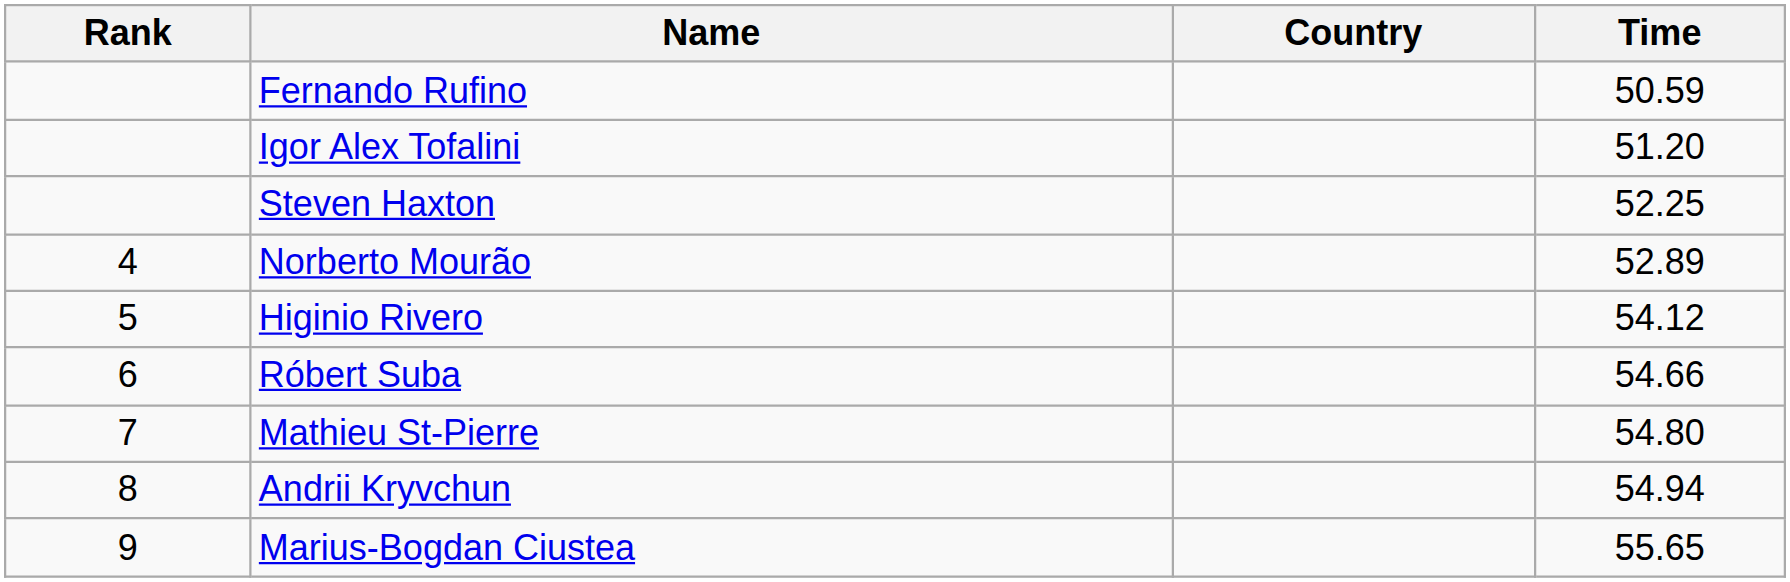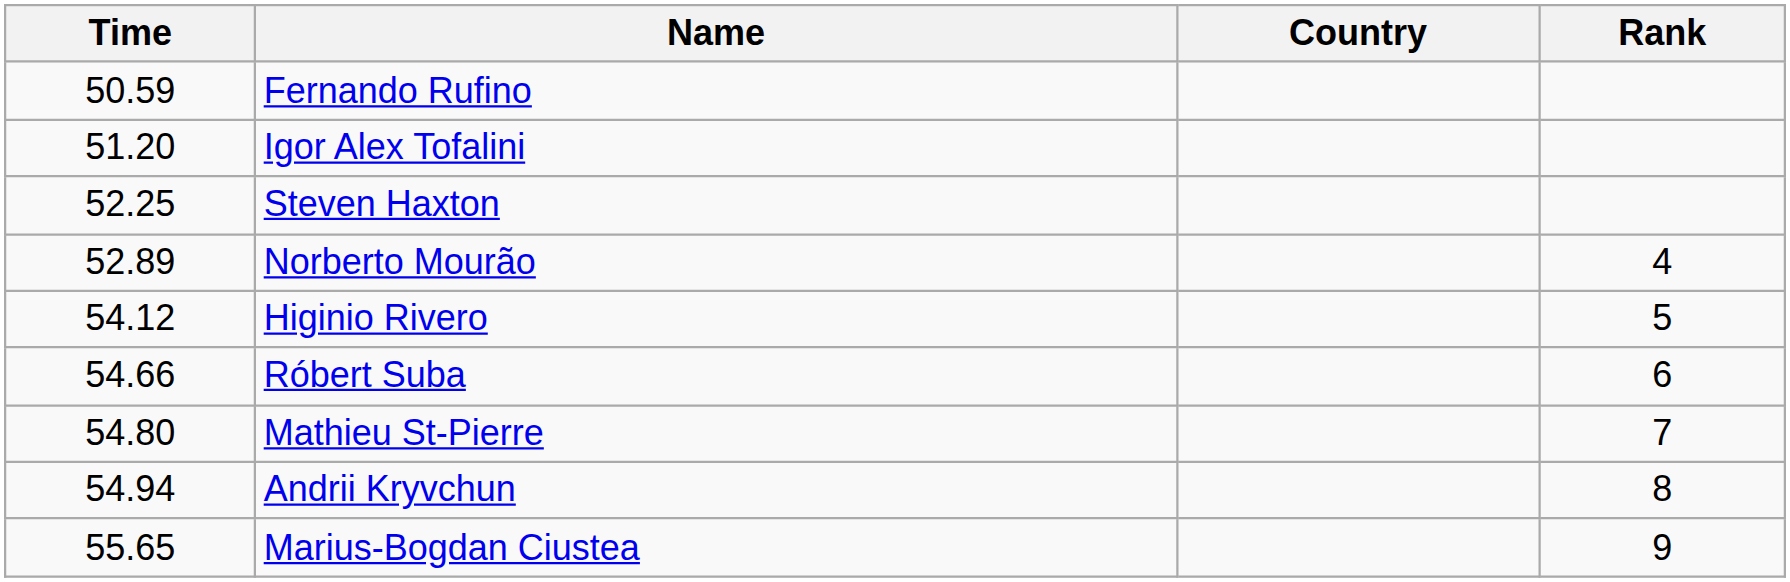columns swapped: (128, 33) <-> (1660, 33)
